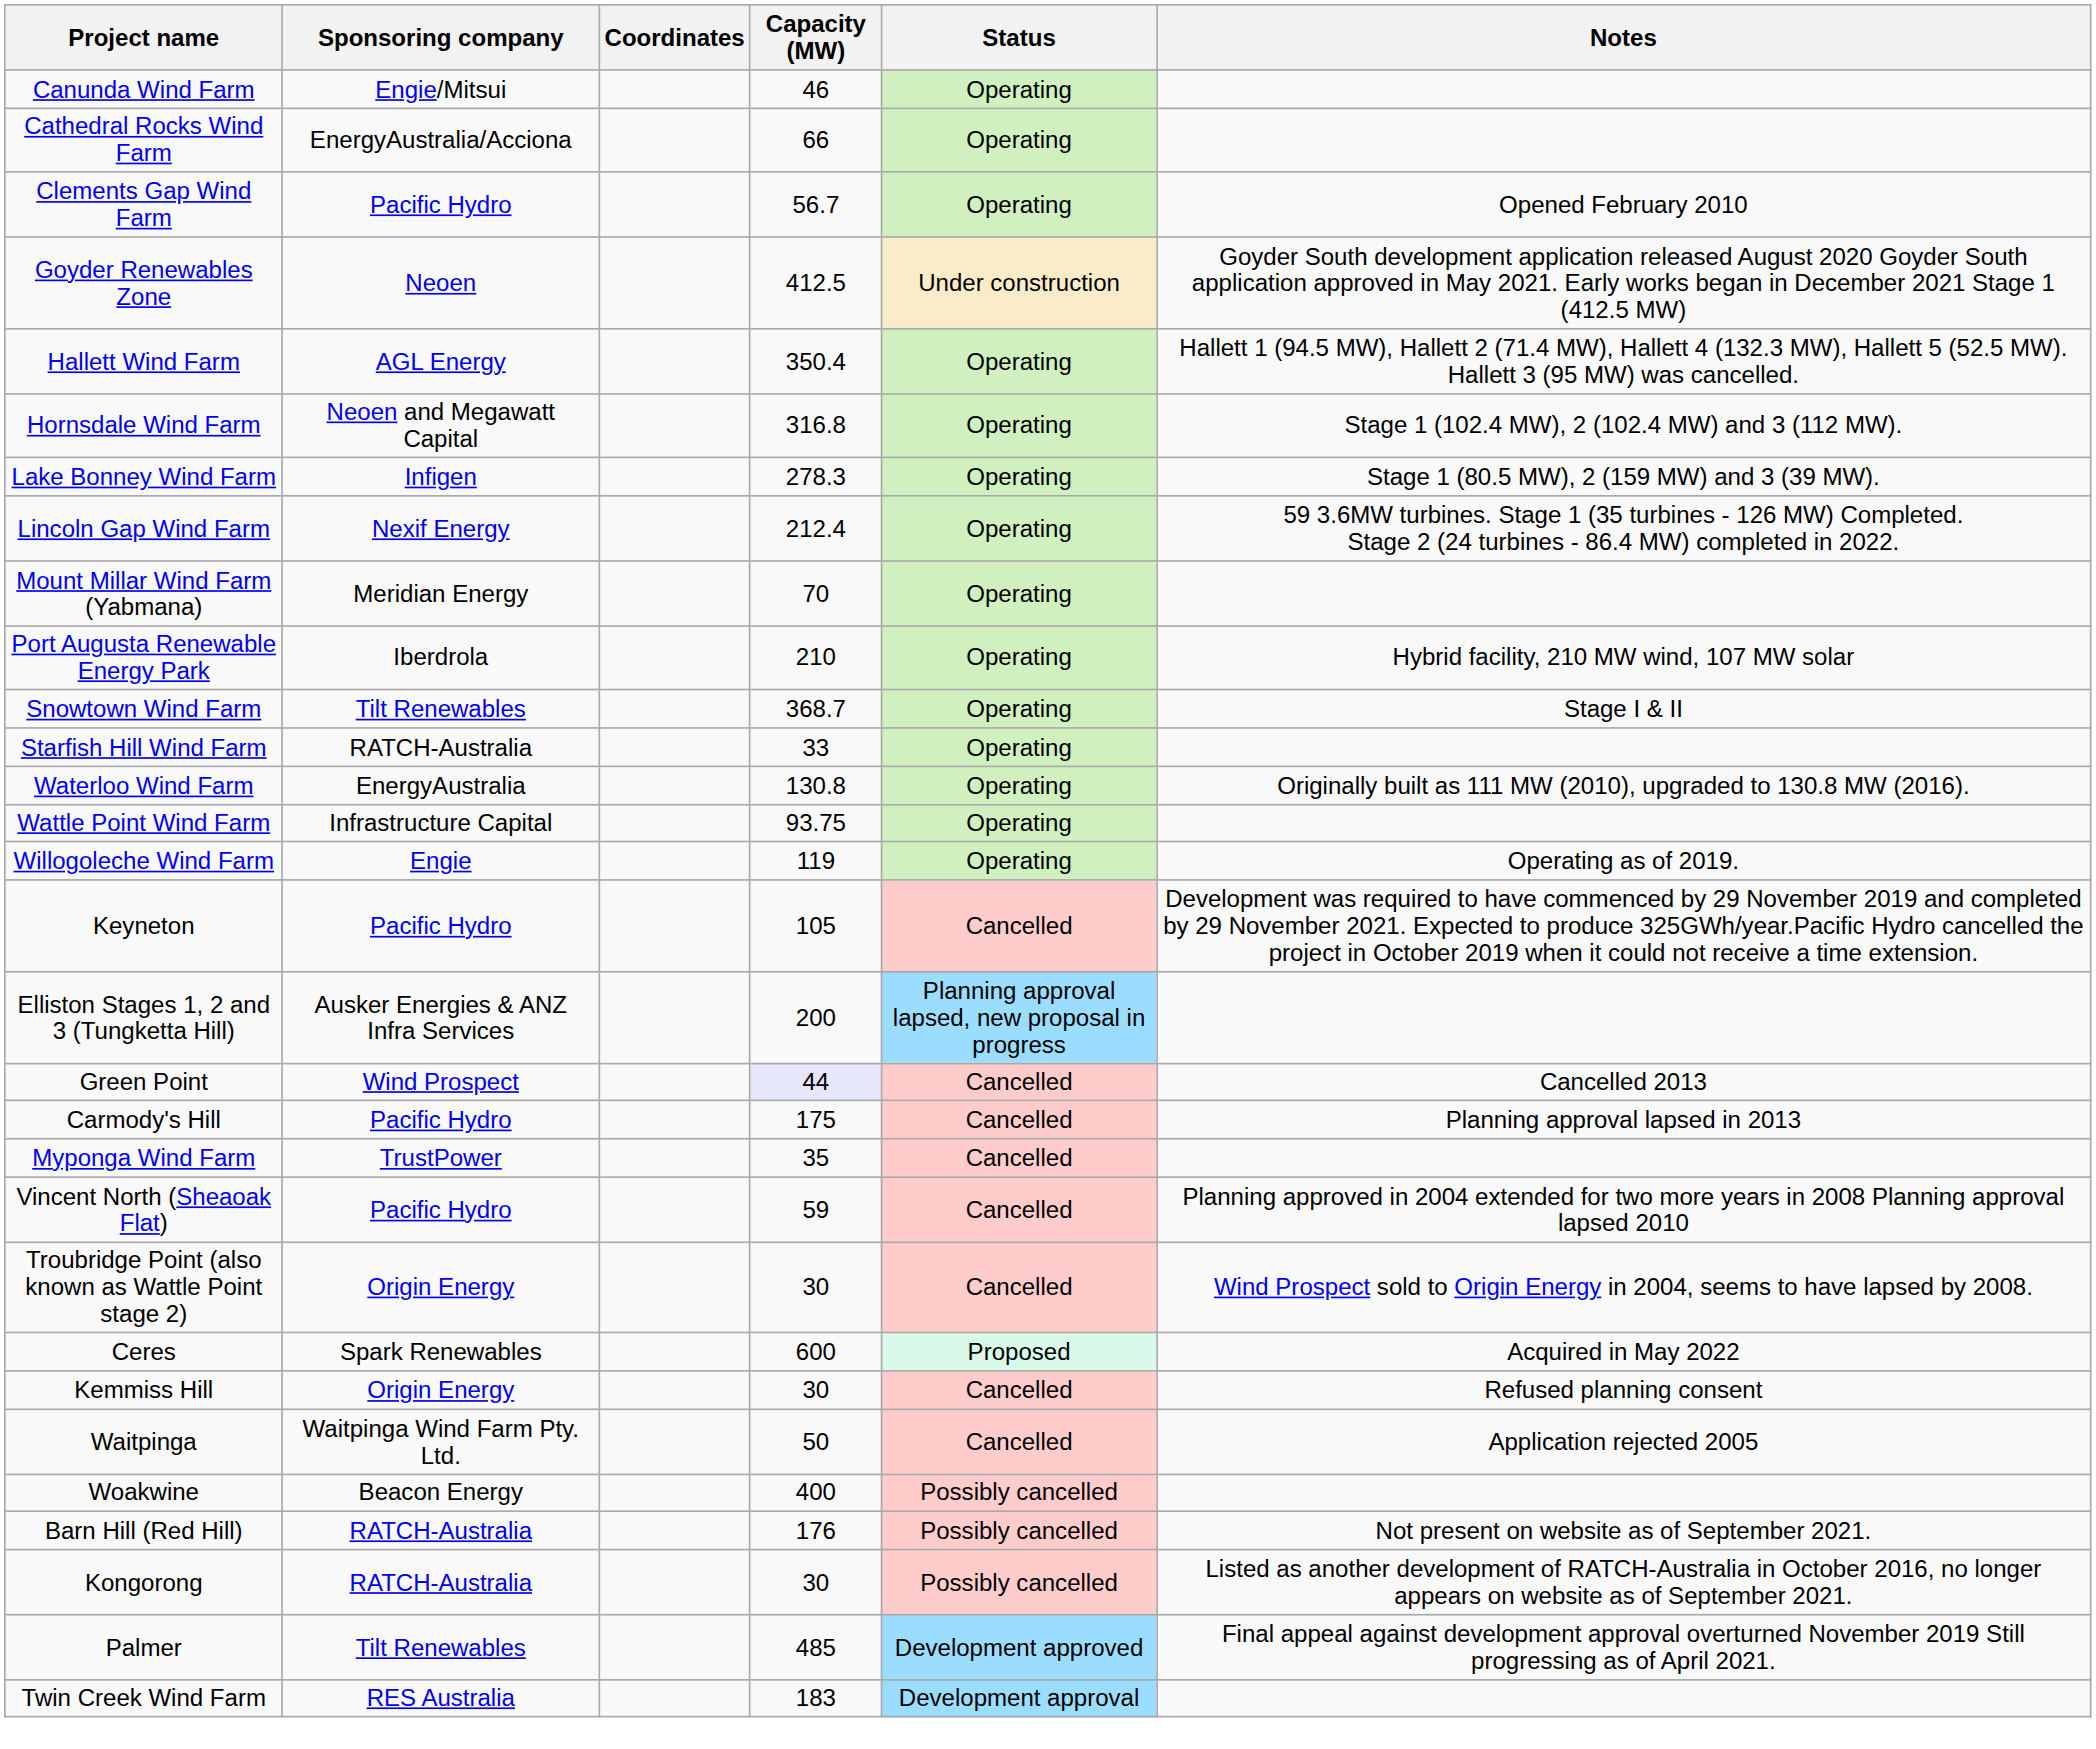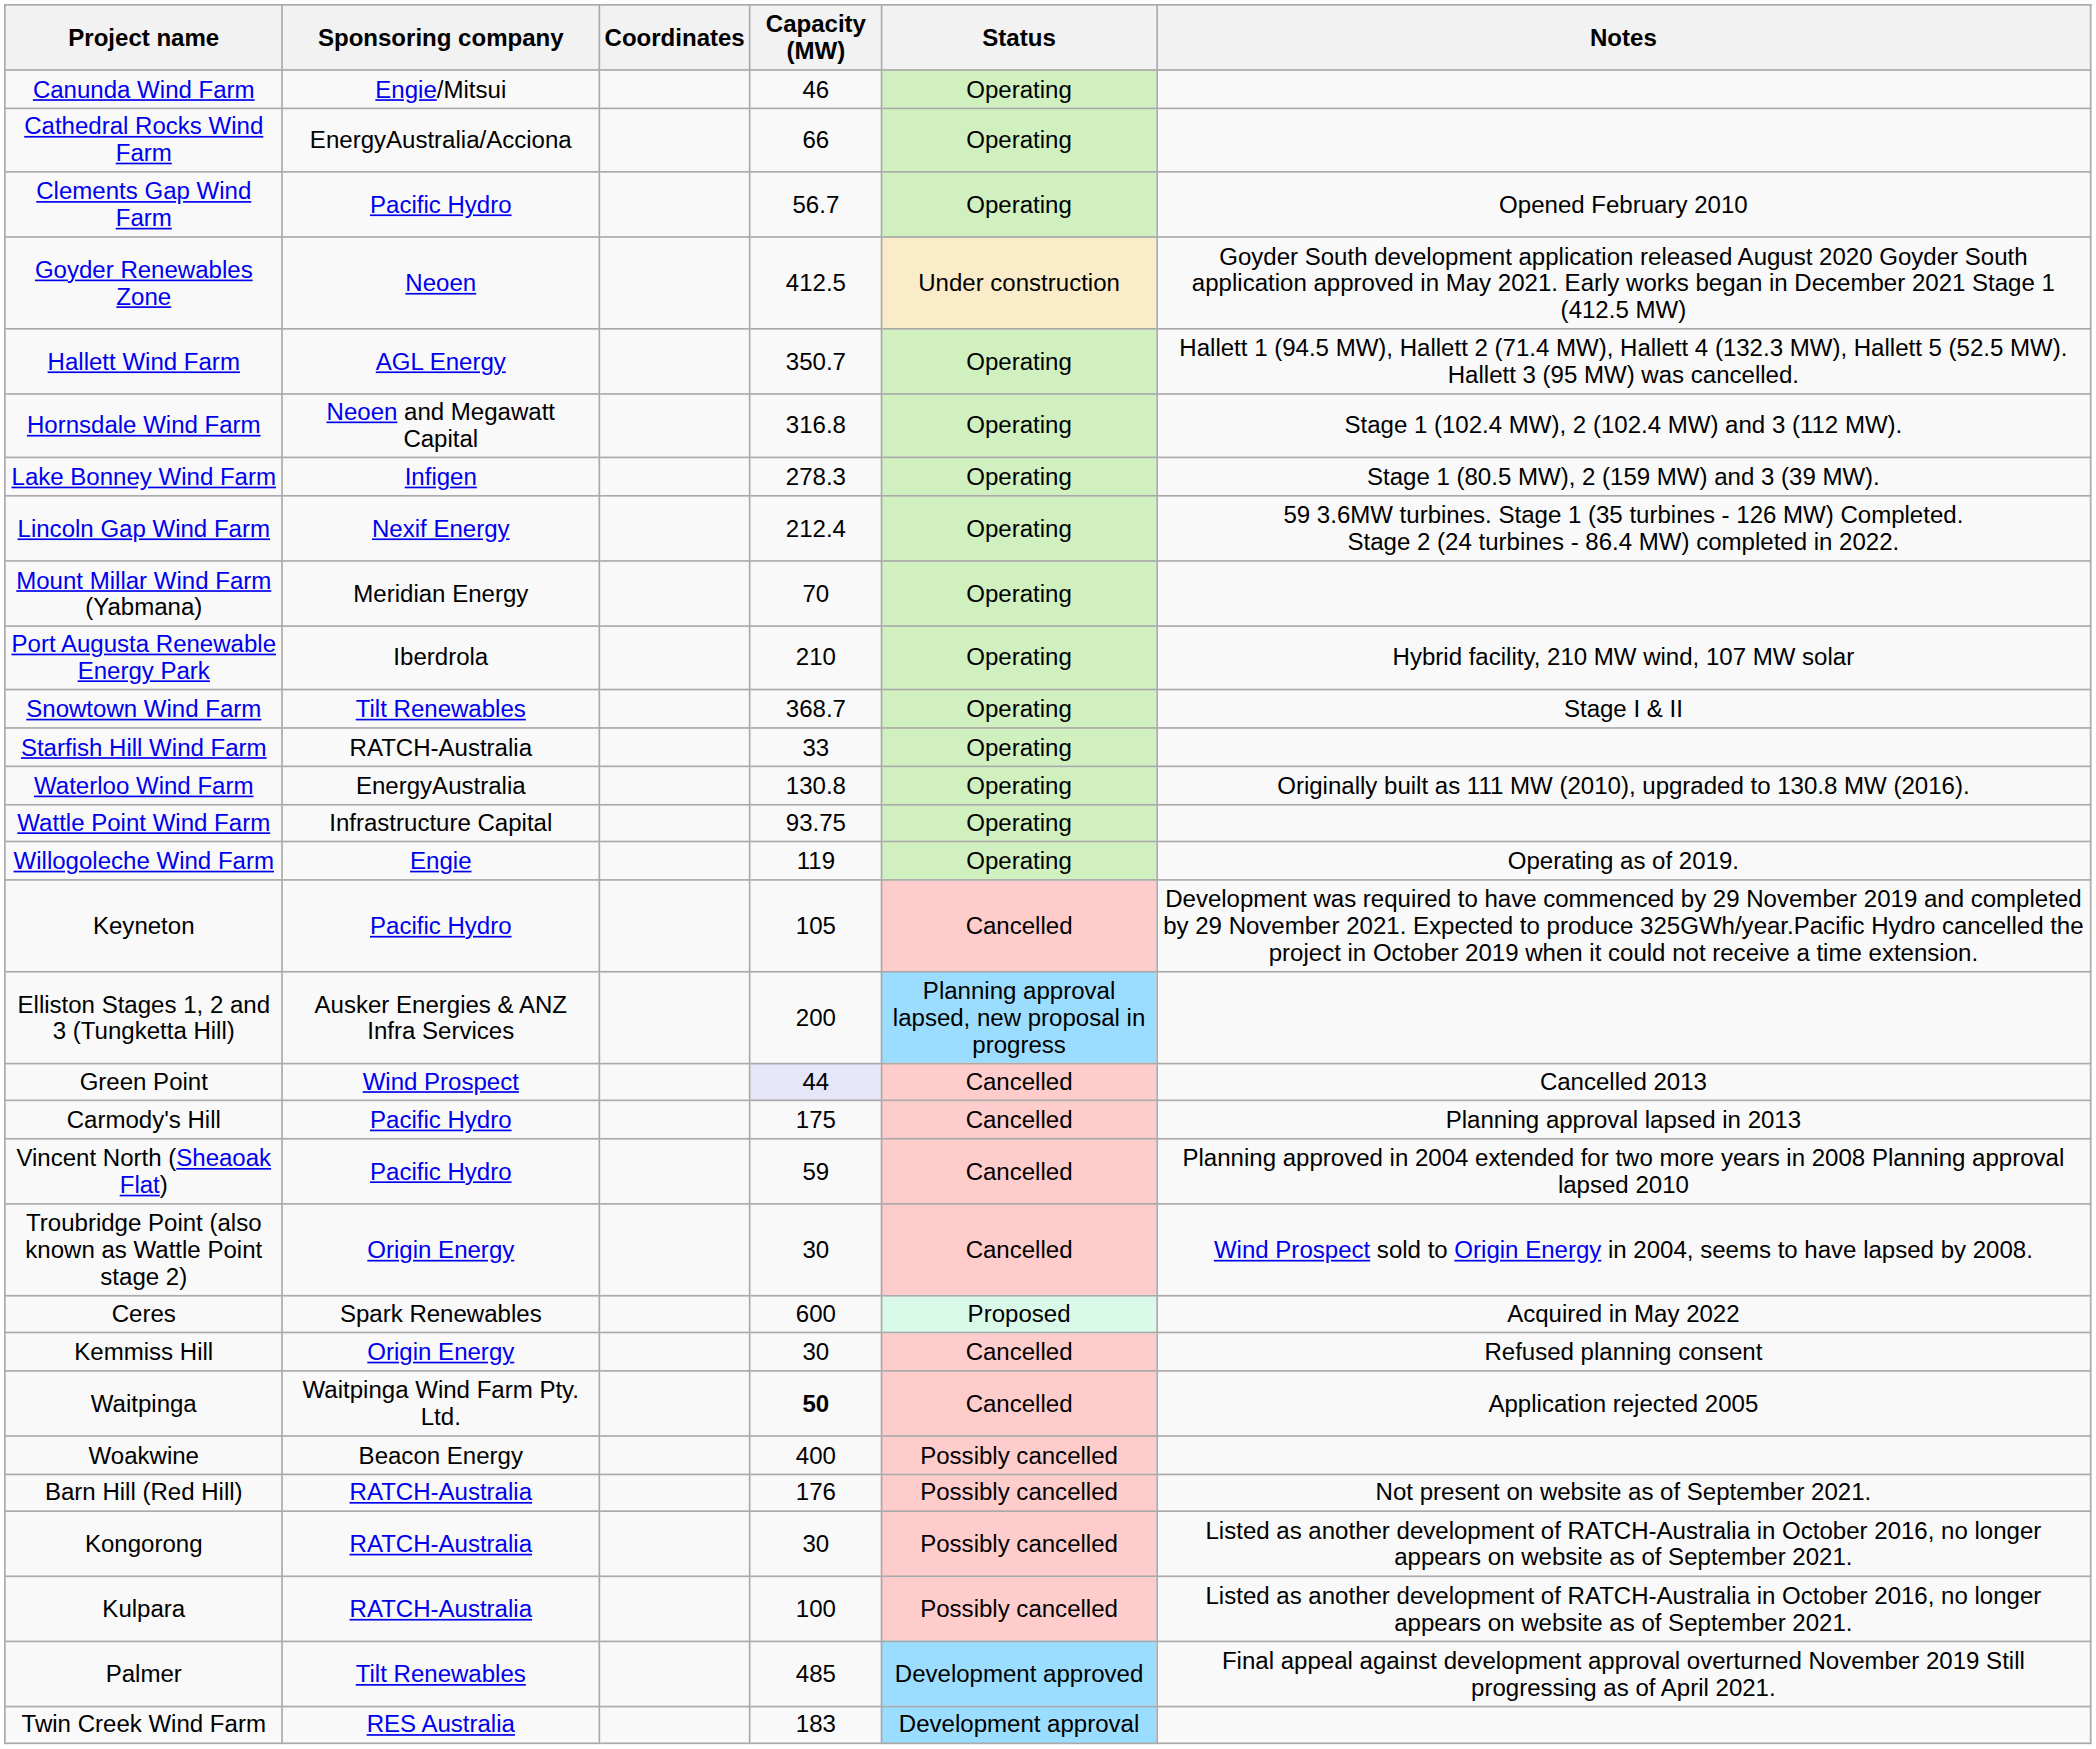(816, 361) 350.4 -> (816, 361) 350.7
- row: (144, 1158)
(816, 1442) normal -> (816, 1404) bold
+ row: (144, 1609)
